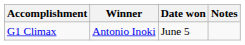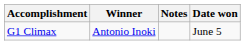columns swapped: (183, 13) <-> (224, 13)
